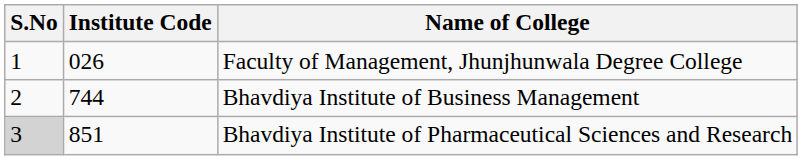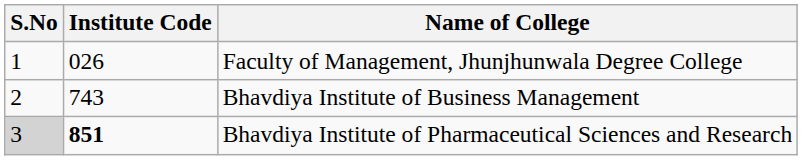(86, 97) 744 -> (86, 97) 743
(86, 135) normal -> (86, 135) bold
